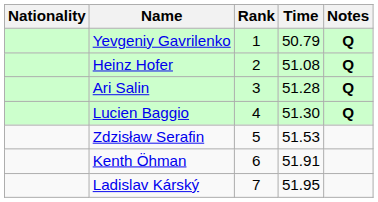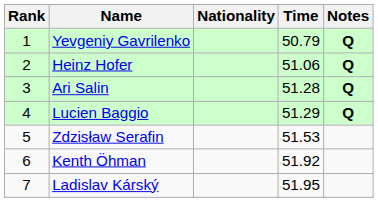columns swapped: (256, 16) <-> (47, 16)
(301, 64) 51.08 -> (301, 64) 51.06
(301, 112) 51.30 -> (301, 112) 51.29
(301, 161) 51.91 -> (301, 161) 51.92
